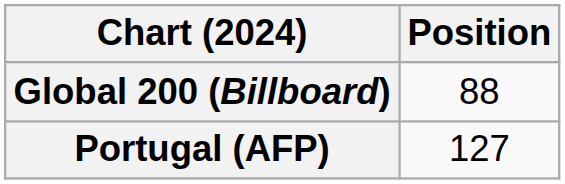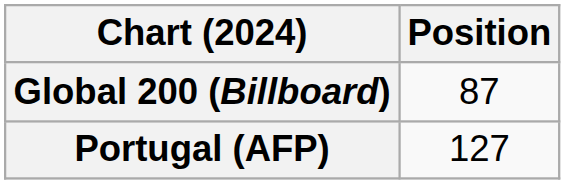(479, 91) 88 -> (479, 91) 87
